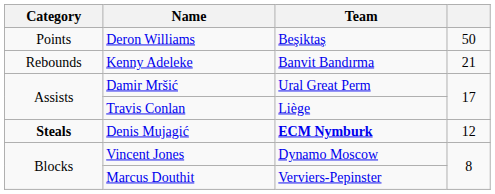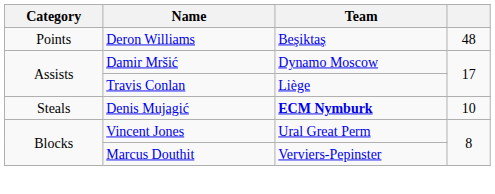(469, 39) 50 -> (469, 39) 48
- row: (149, 62)
(324, 85) Ural Great Perm -> (328, 62) Dynamo Moscow
(54, 131) bold -> (54, 108) normal
(469, 131) 12 -> (469, 108) 10
(328, 154) Dynamo Moscow -> (324, 131) Ural Great Perm
